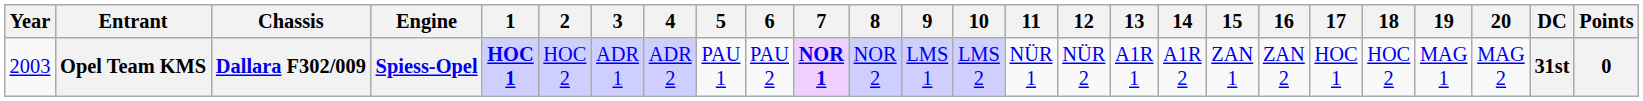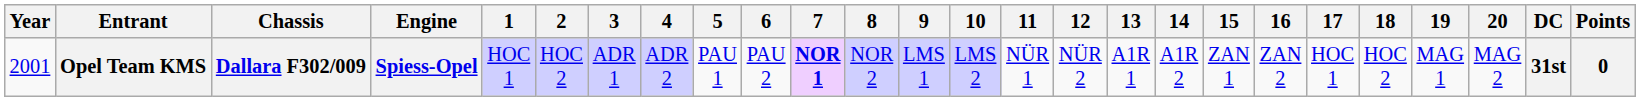(30, 66) 2003 -> (30, 66) 2001
(510, 66) bold -> (509, 66) normal
